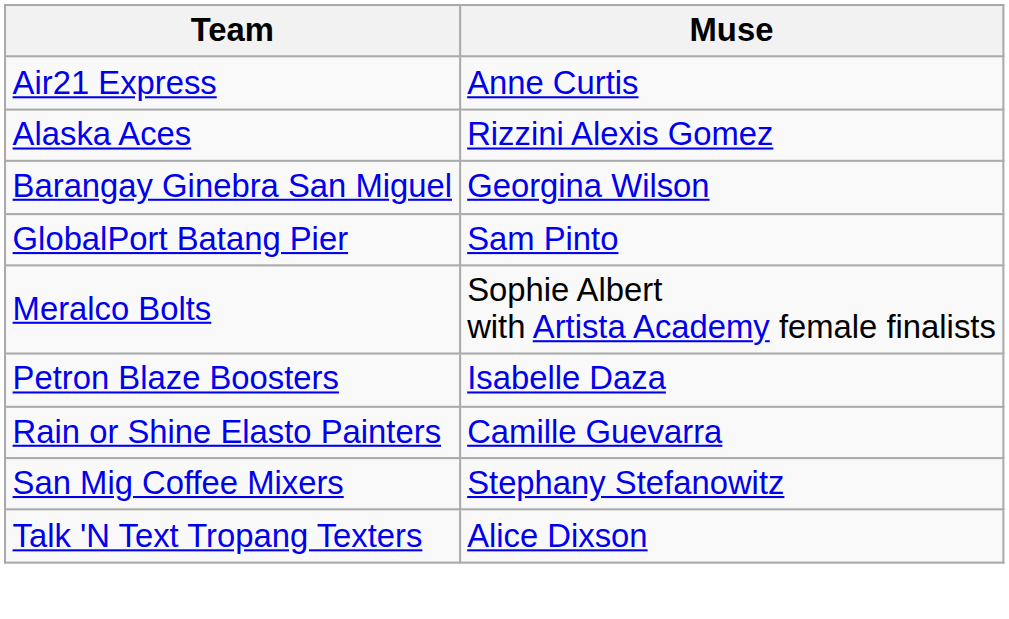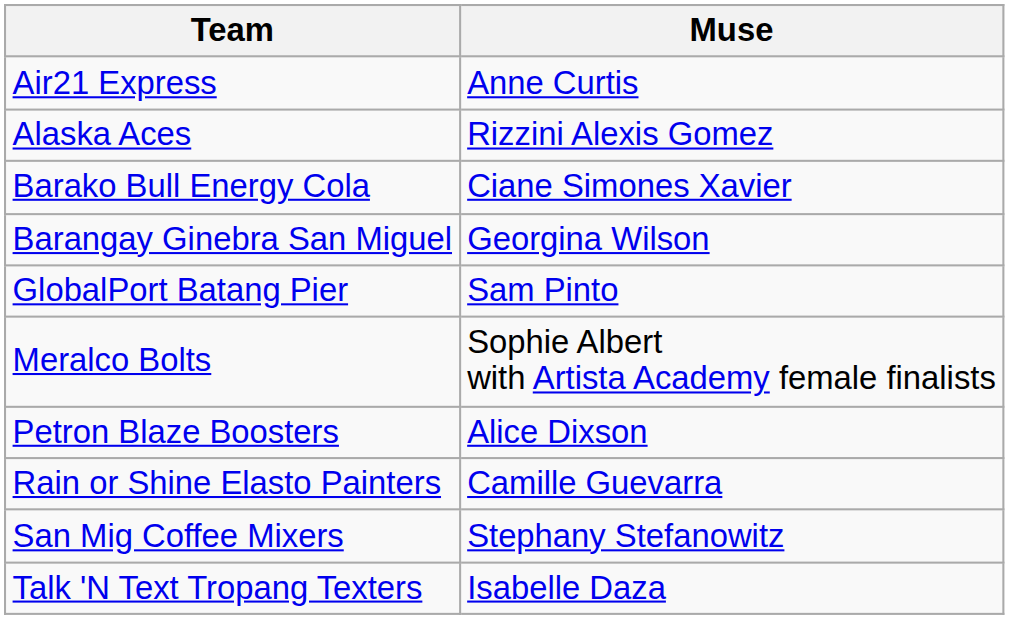+ row: (191, 186)
(567, 379) Isabelle Daza -> (557, 431) Alice Dixson
(557, 535) Alice Dixson -> (567, 587) Isabelle Daza
